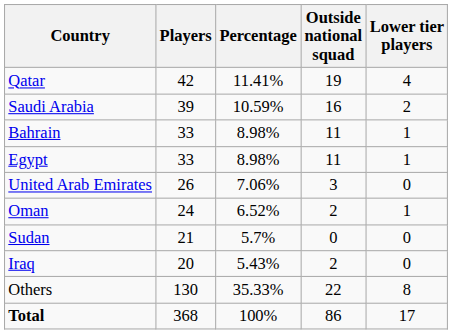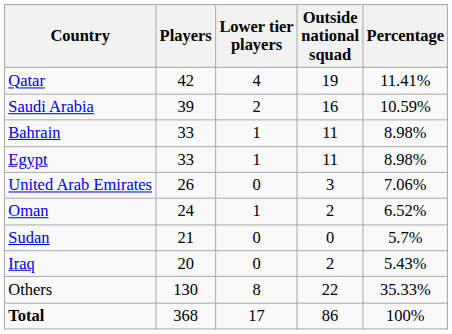columns swapped: (258, 36) <-> (407, 36)
